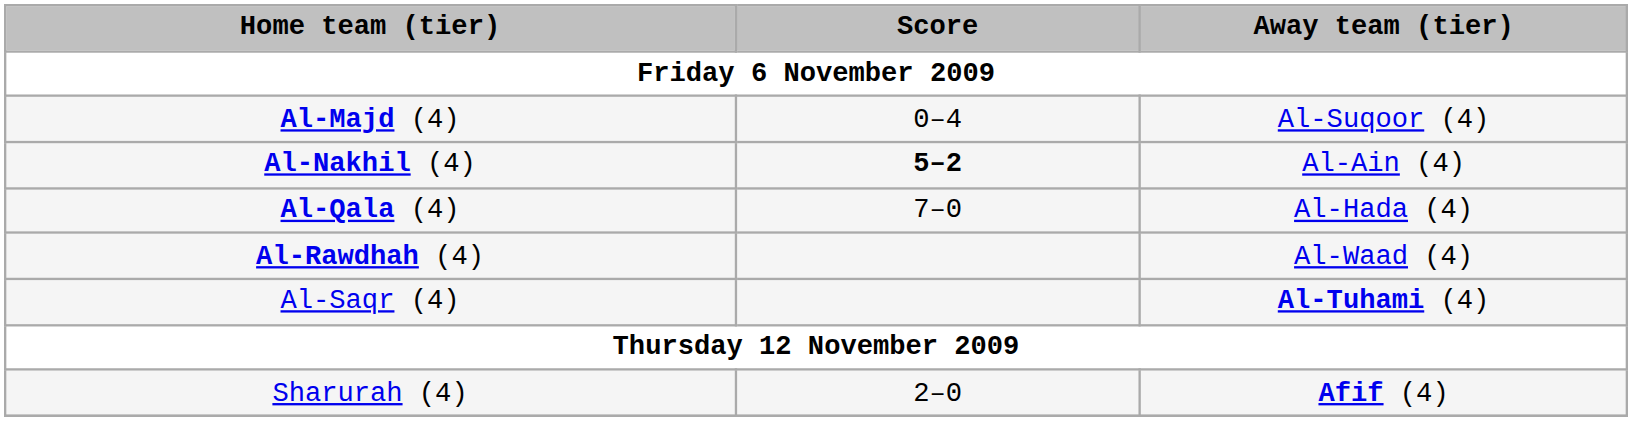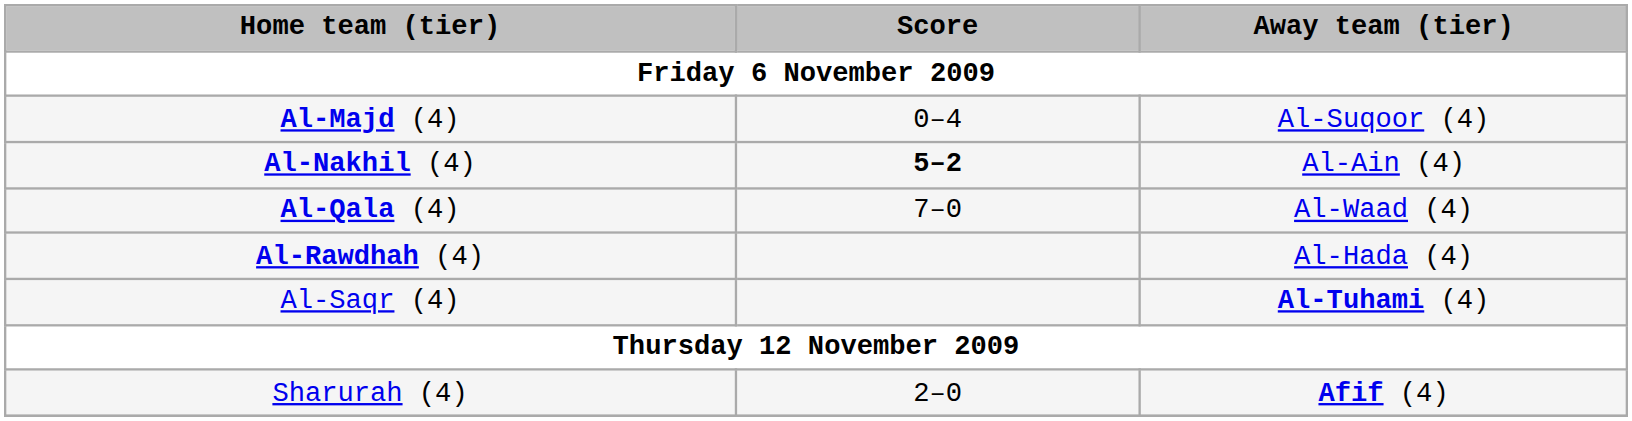(1384, 210) Al-Hada (4) -> (1384, 210) Al-Waad (4)
(1384, 256) Al-Waad (4) -> (1384, 256) Al-Hada (4)
